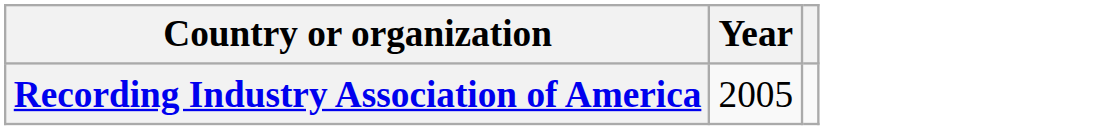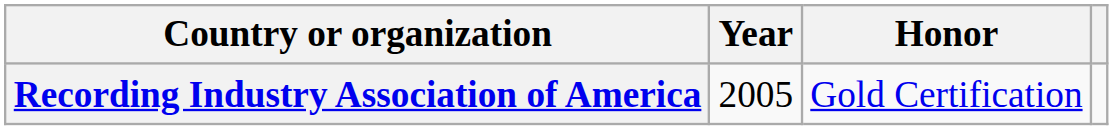+ column: (946, 34)
